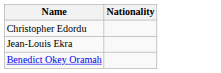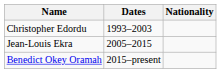+ column: (134, 12)
